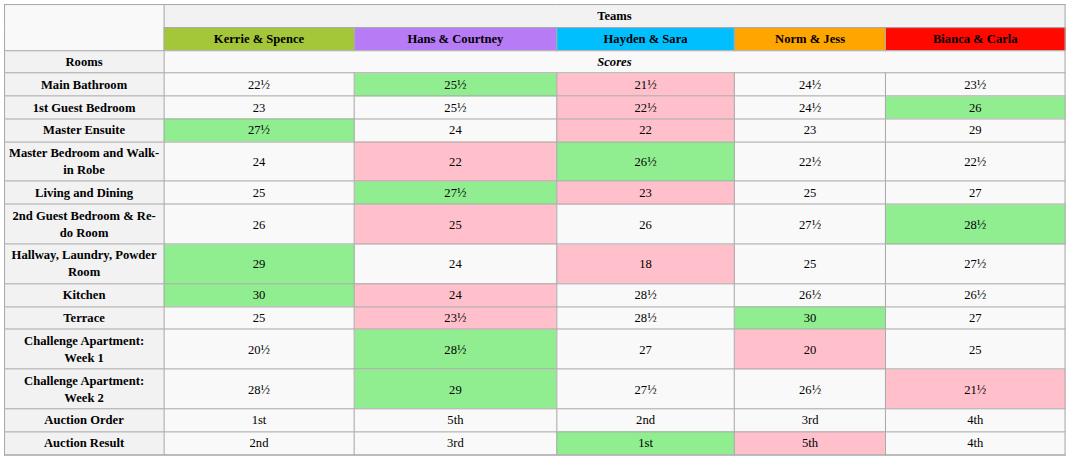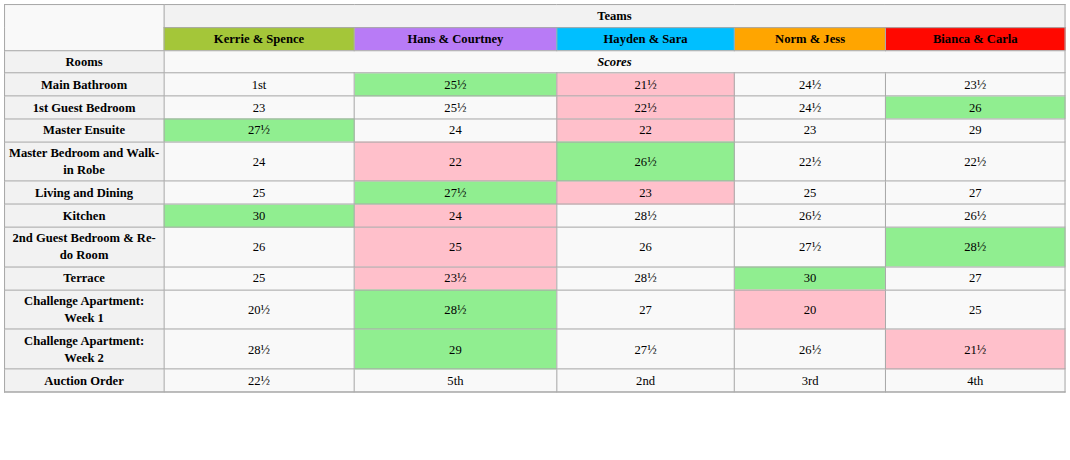(259, 85) 22½ -> (259, 85) 1st
rows swapped: (84, 295) <-> (84, 224)
- row: (84, 264)
(259, 420) 1st -> (259, 380) 22½
- row: (84, 443)
